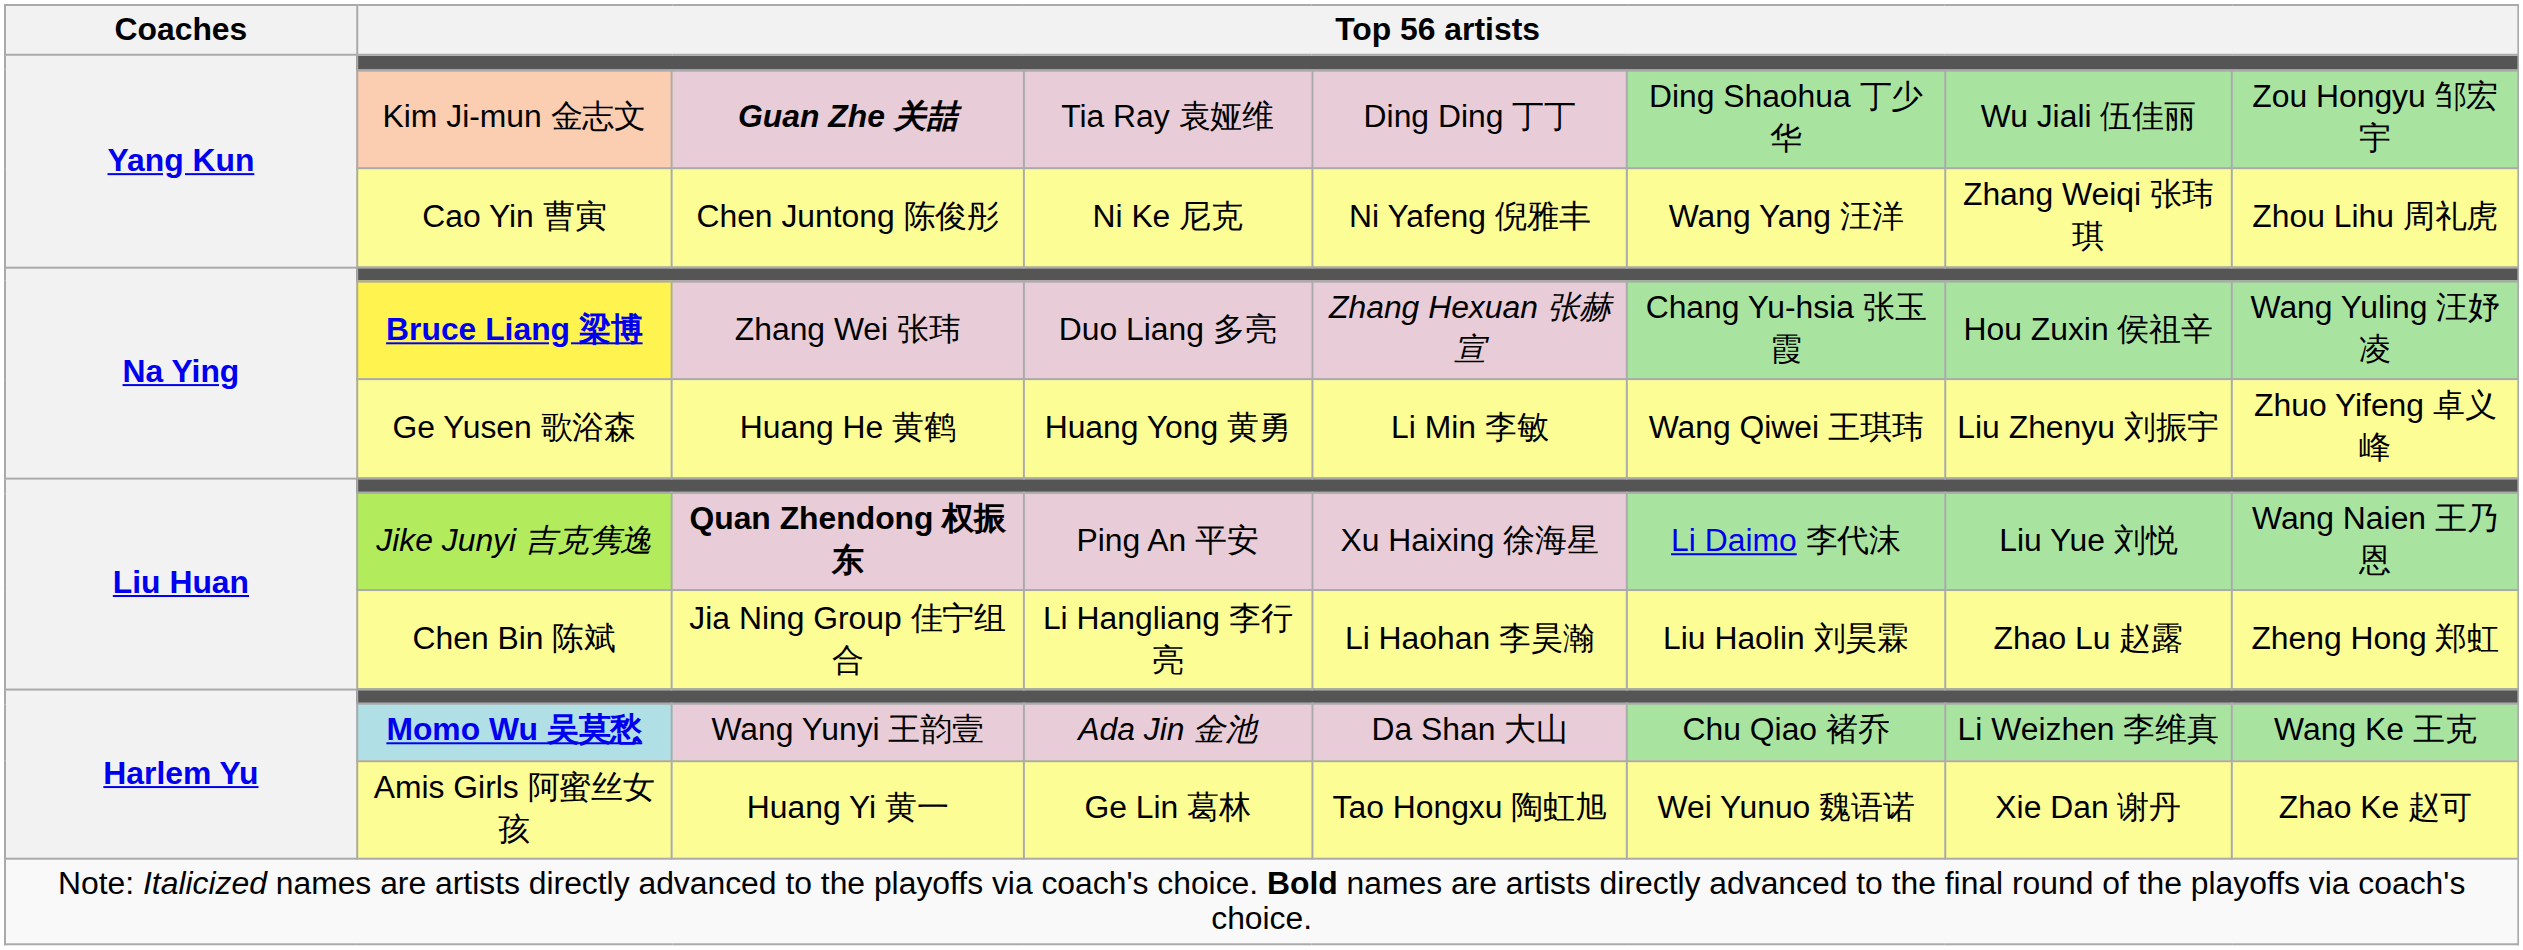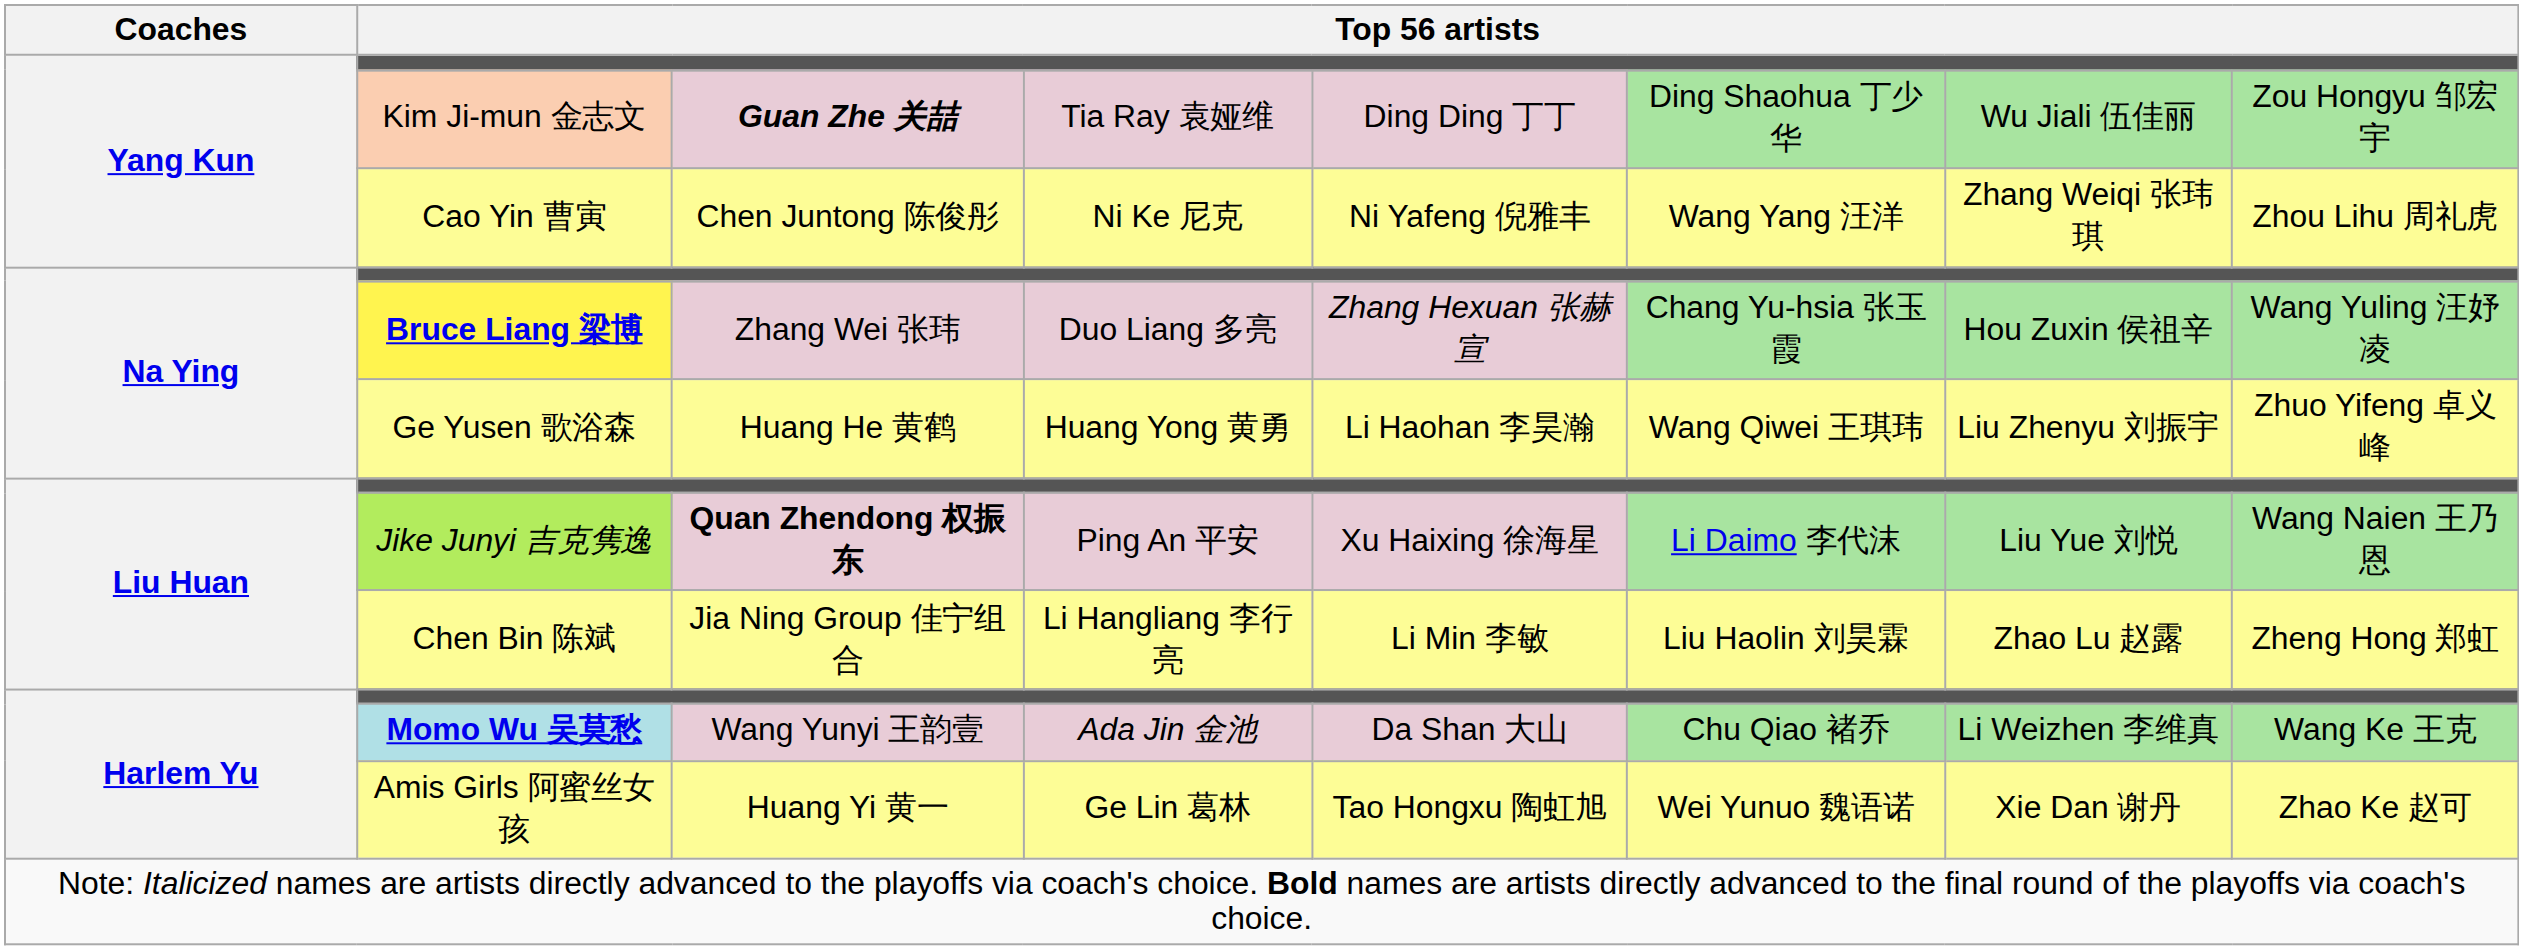(1470, 427) Li Min 李敏 -> (1470, 427) Li Haohan 李昊瀚
(1470, 638) Li Haohan 李昊瀚 -> (1470, 638) Li Min 李敏
